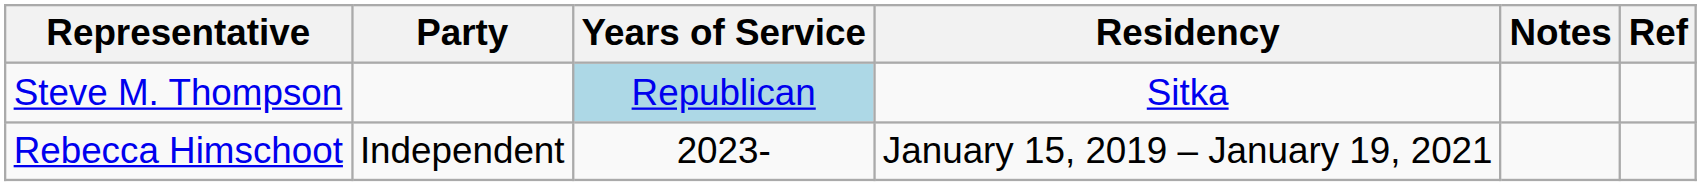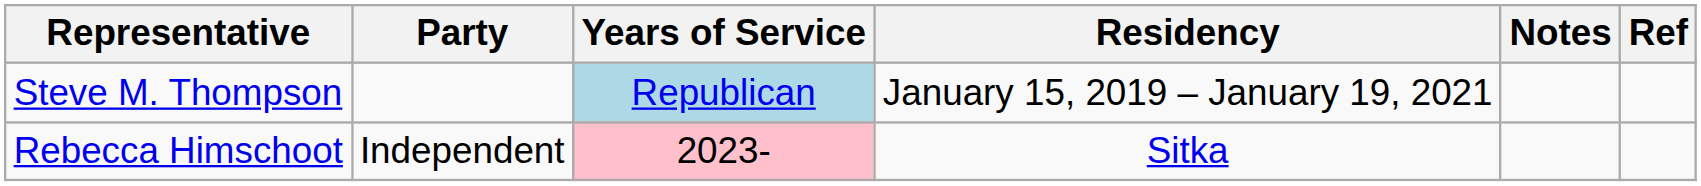(1188, 92) Sitka -> (1188, 92) January 15, 2019 – January 19, 2021
(724, 150) no background -> (724, 150) pink background
(1188, 150) January 15, 2019 – January 19, 2021 -> (1188, 150) Sitka
